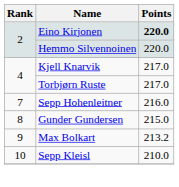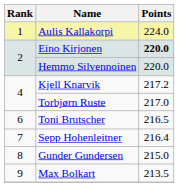+ row: (76, 31)
(156, 66) 217.0 -> (156, 84) 217.2
+ row: (72, 119)
(156, 102) 216.0 -> (156, 137) 216.4
(156, 137) 213.2 -> (156, 173) 213.5
- row: (64, 155)
